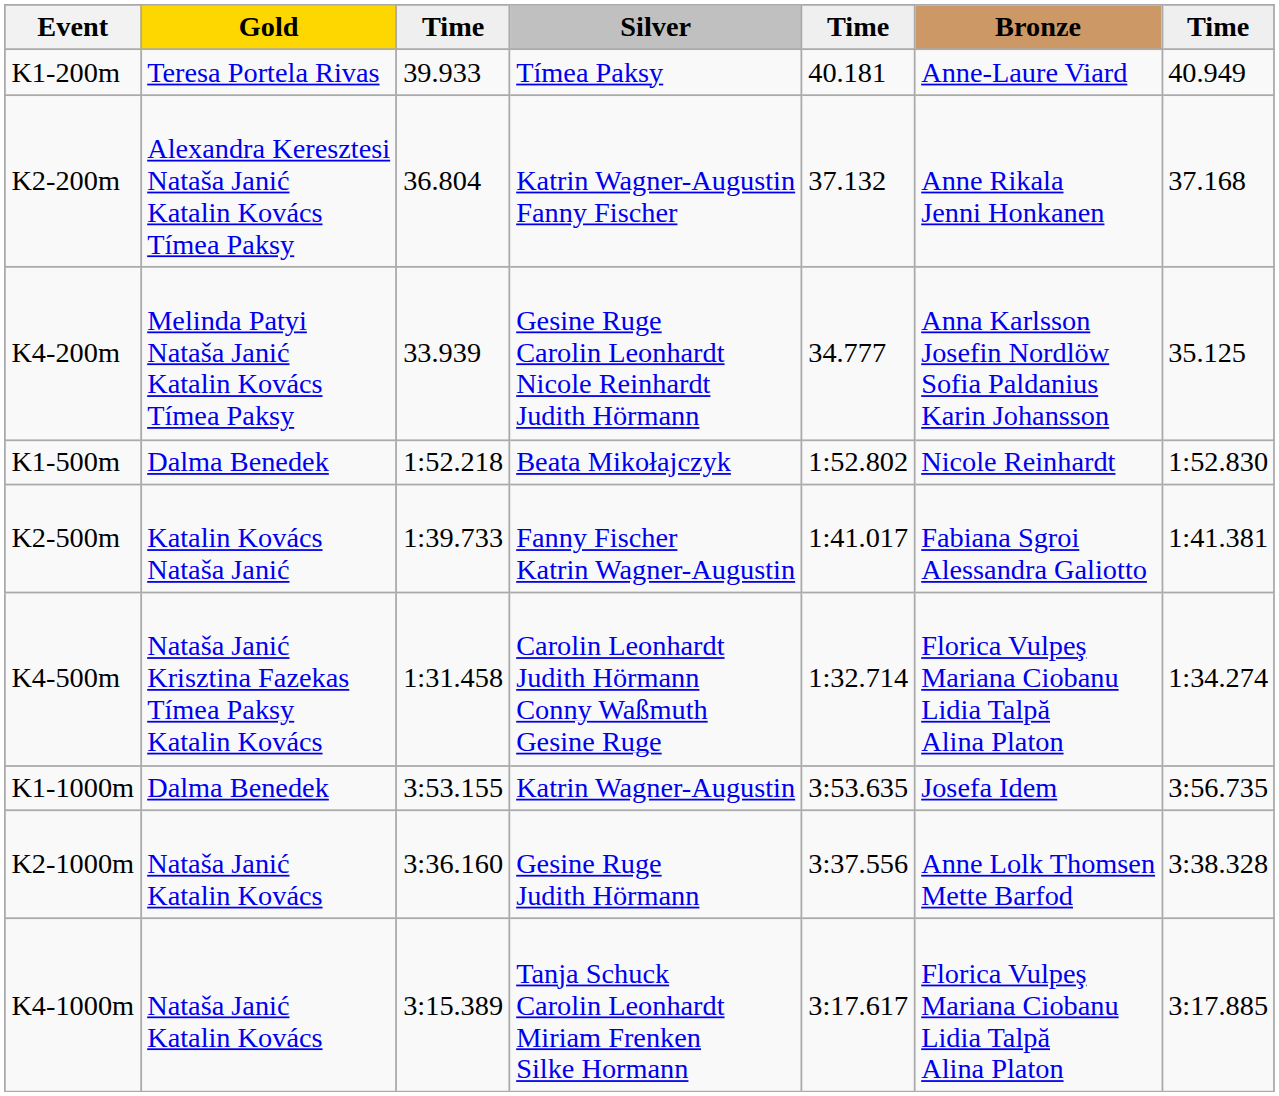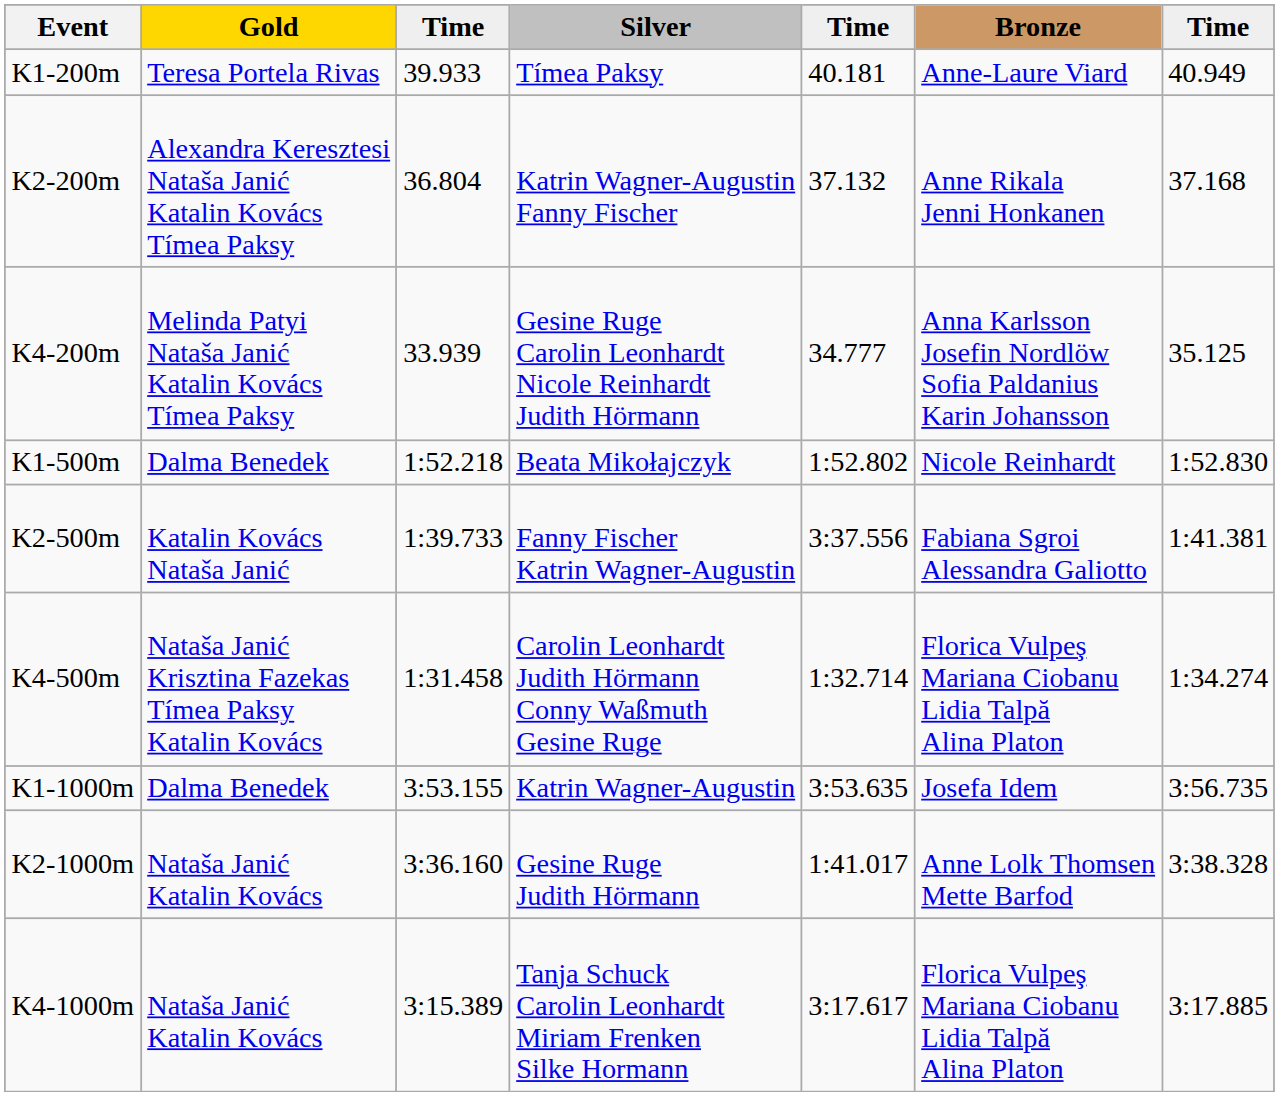(858, 538) 1:41.017 -> (858, 538) 3:37.556
(858, 864) 3:37.556 -> (858, 864) 1:41.017
